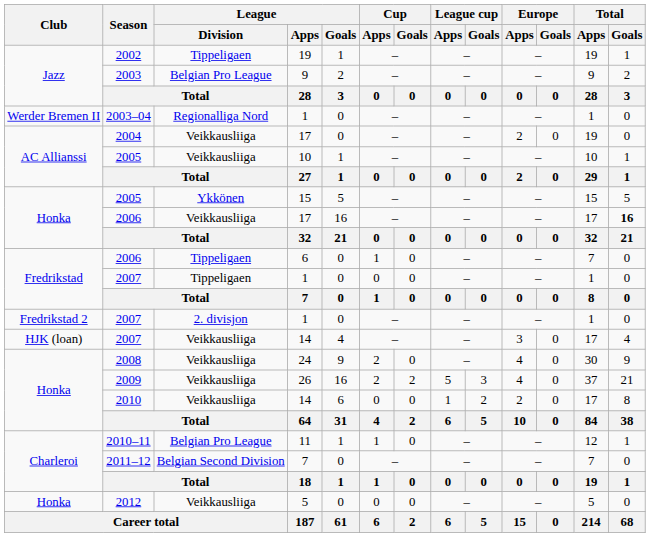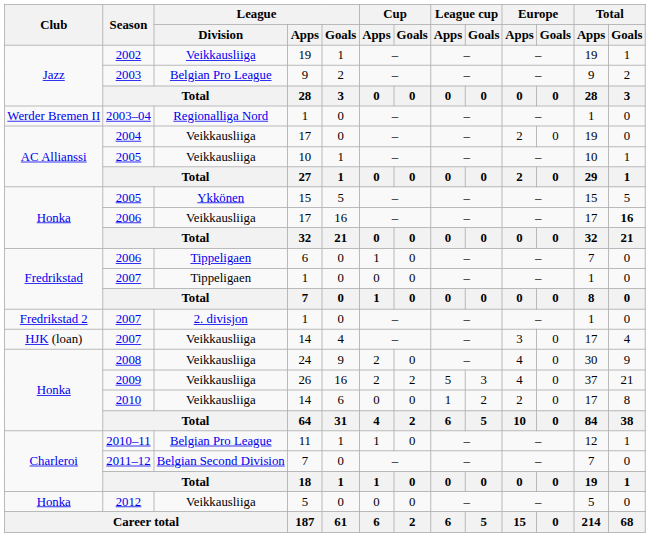(221, 55) Tippeligaen -> (221, 55) Veikkausliiga
